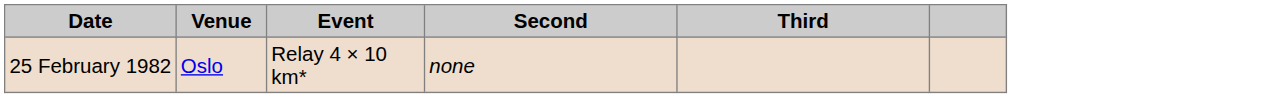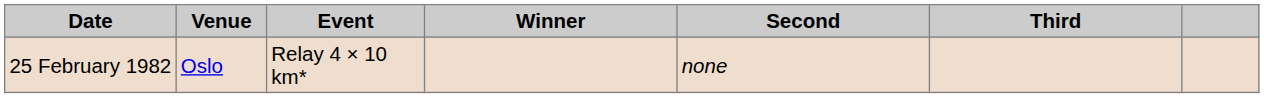+ column: (551, 21)
